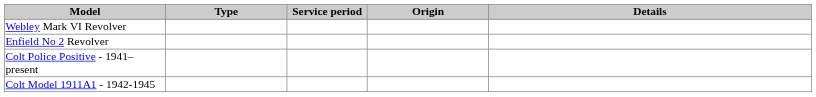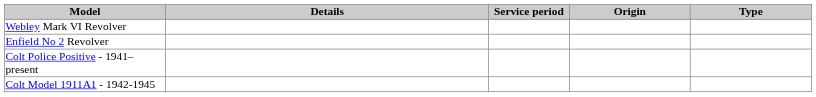columns swapped: (226, 11) <-> (650, 11)
